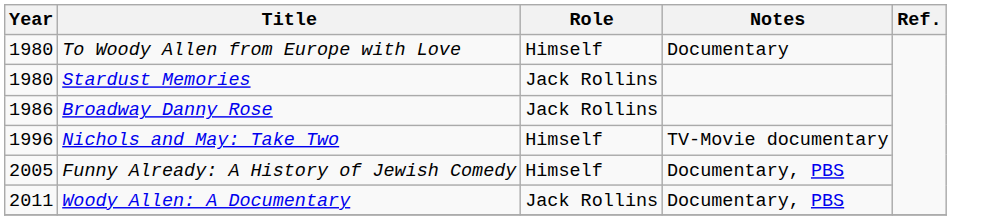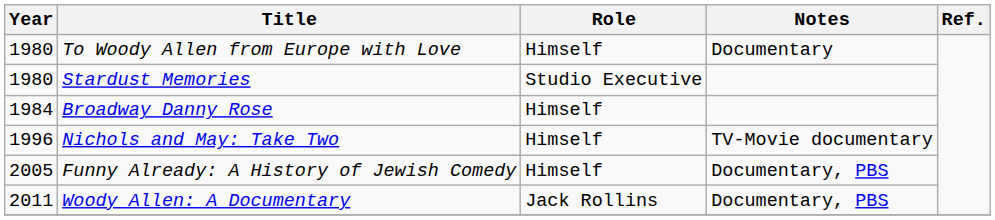(592, 80) Jack Rollins -> (614, 80) Studio Executive
(31, 110) 1986 -> (31, 110) 1984
(592, 110) Jack Rollins -> (564, 110) Himself
